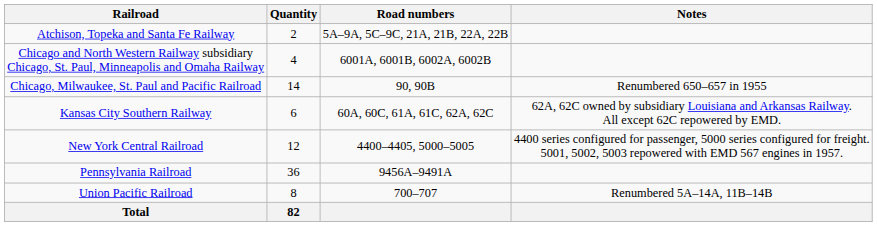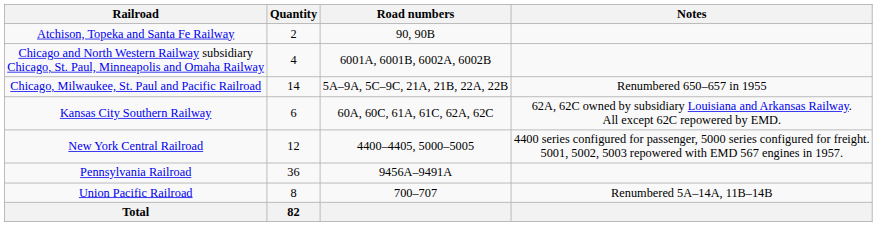(416, 33) 5A–9A, 5C–9C, 21A, 21B, 22A, 22B -> (416, 33) 90, 90B
(416, 86) 90, 90B -> (416, 86) 5A–9A, 5C–9C, 21A, 21B, 22A, 22B
